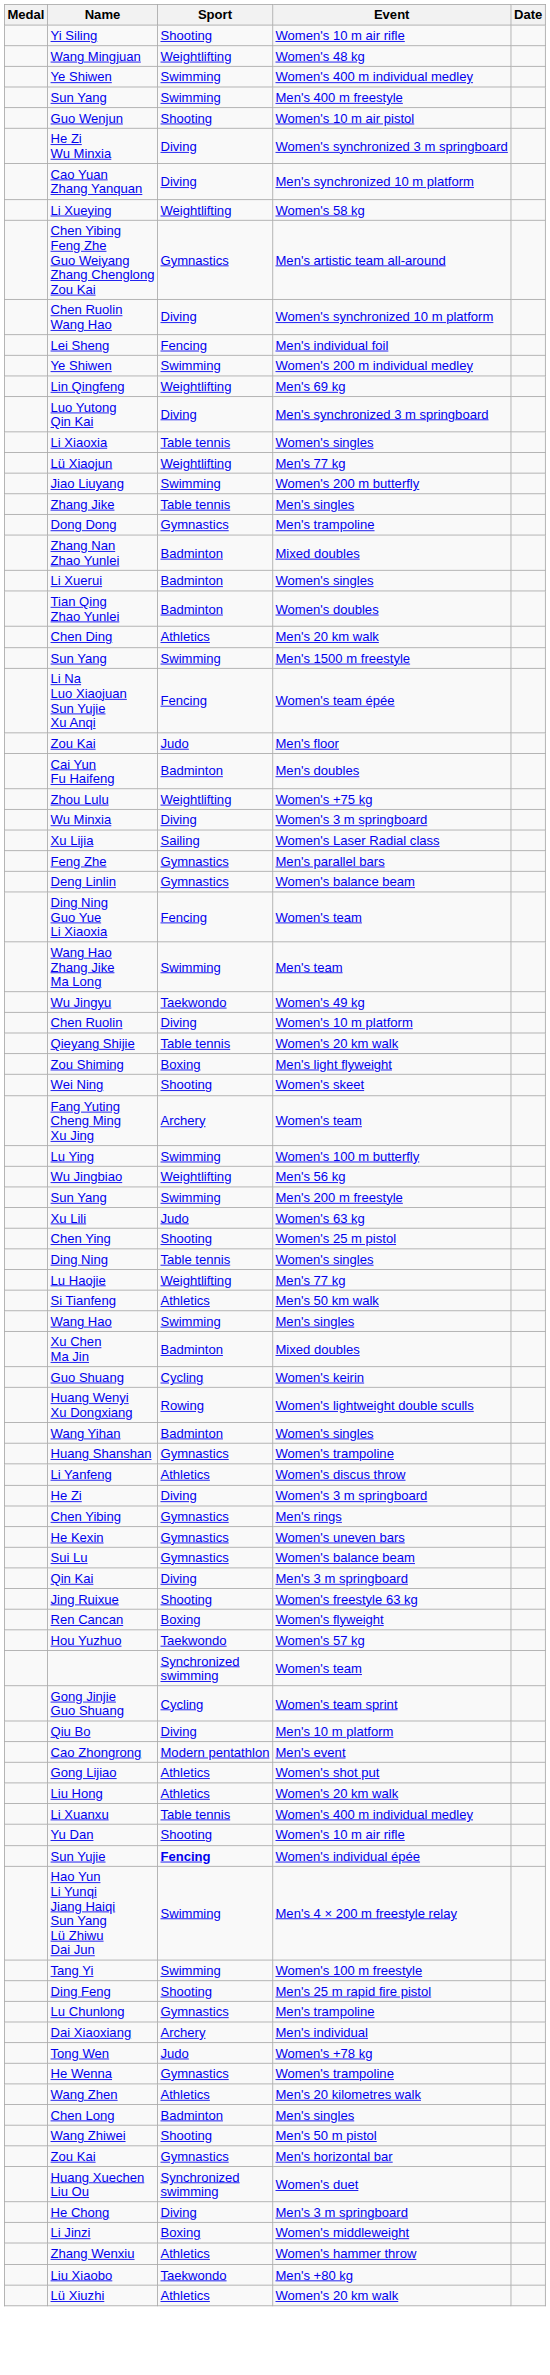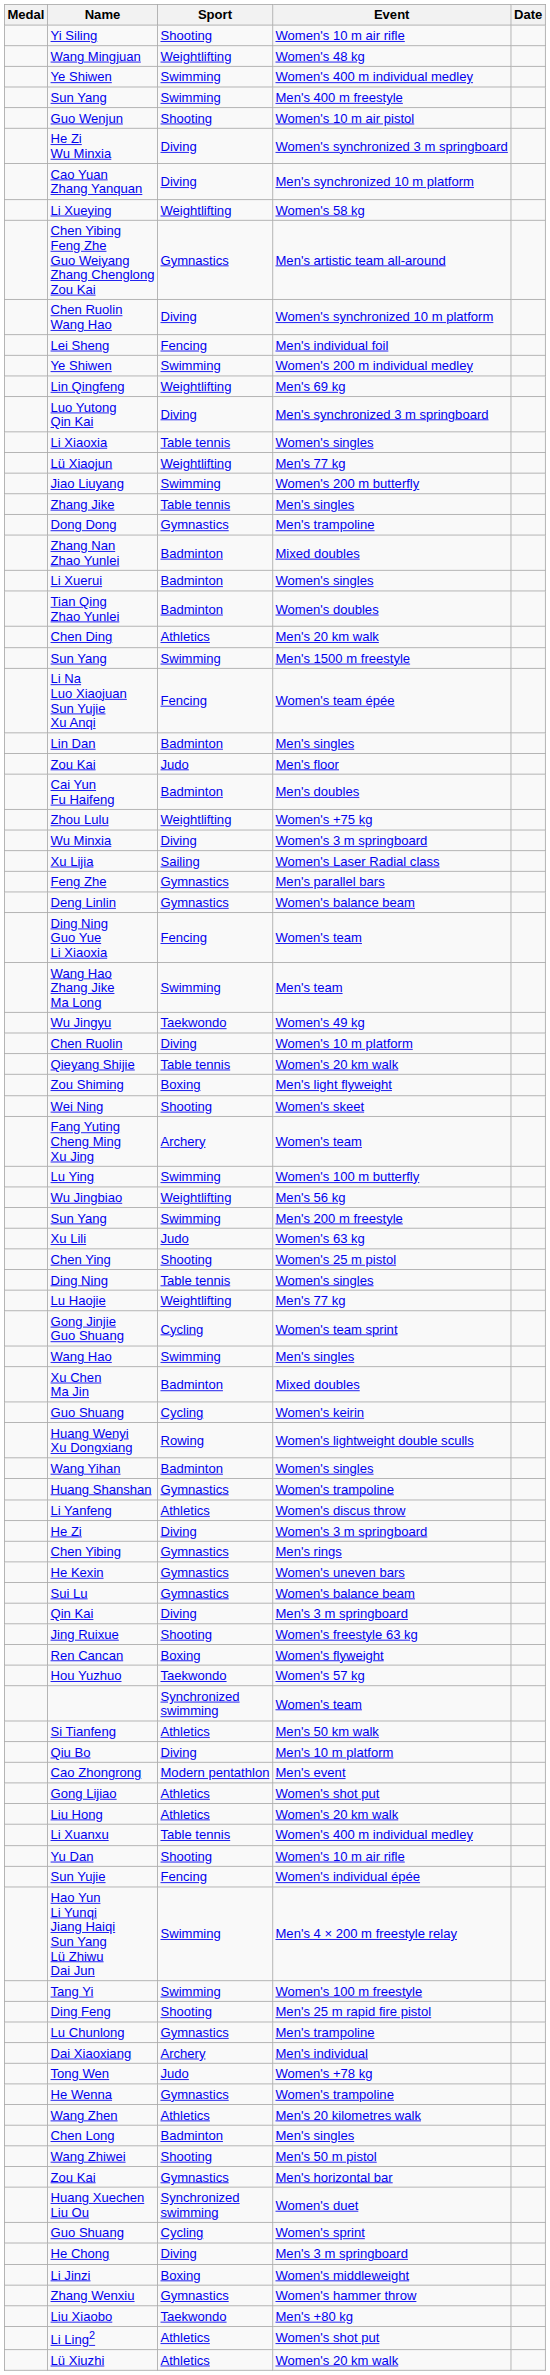+ row: (73, 743)
rows swapped: (87, 1704) <-> (83, 1301)
(186, 1856) bold -> (184, 1876) normal
+ row: (87, 2233)
(185, 2254) Athletics -> (195, 2295) Gymnastics
+ row: (73, 2338)
